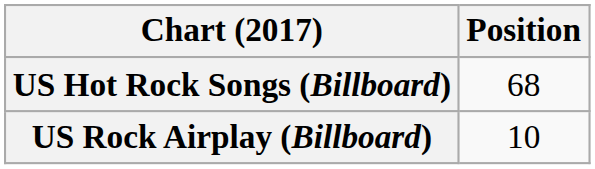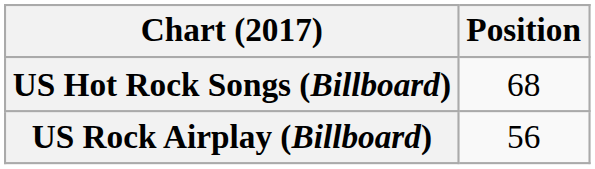(524, 136) 10 -> (524, 136) 56
